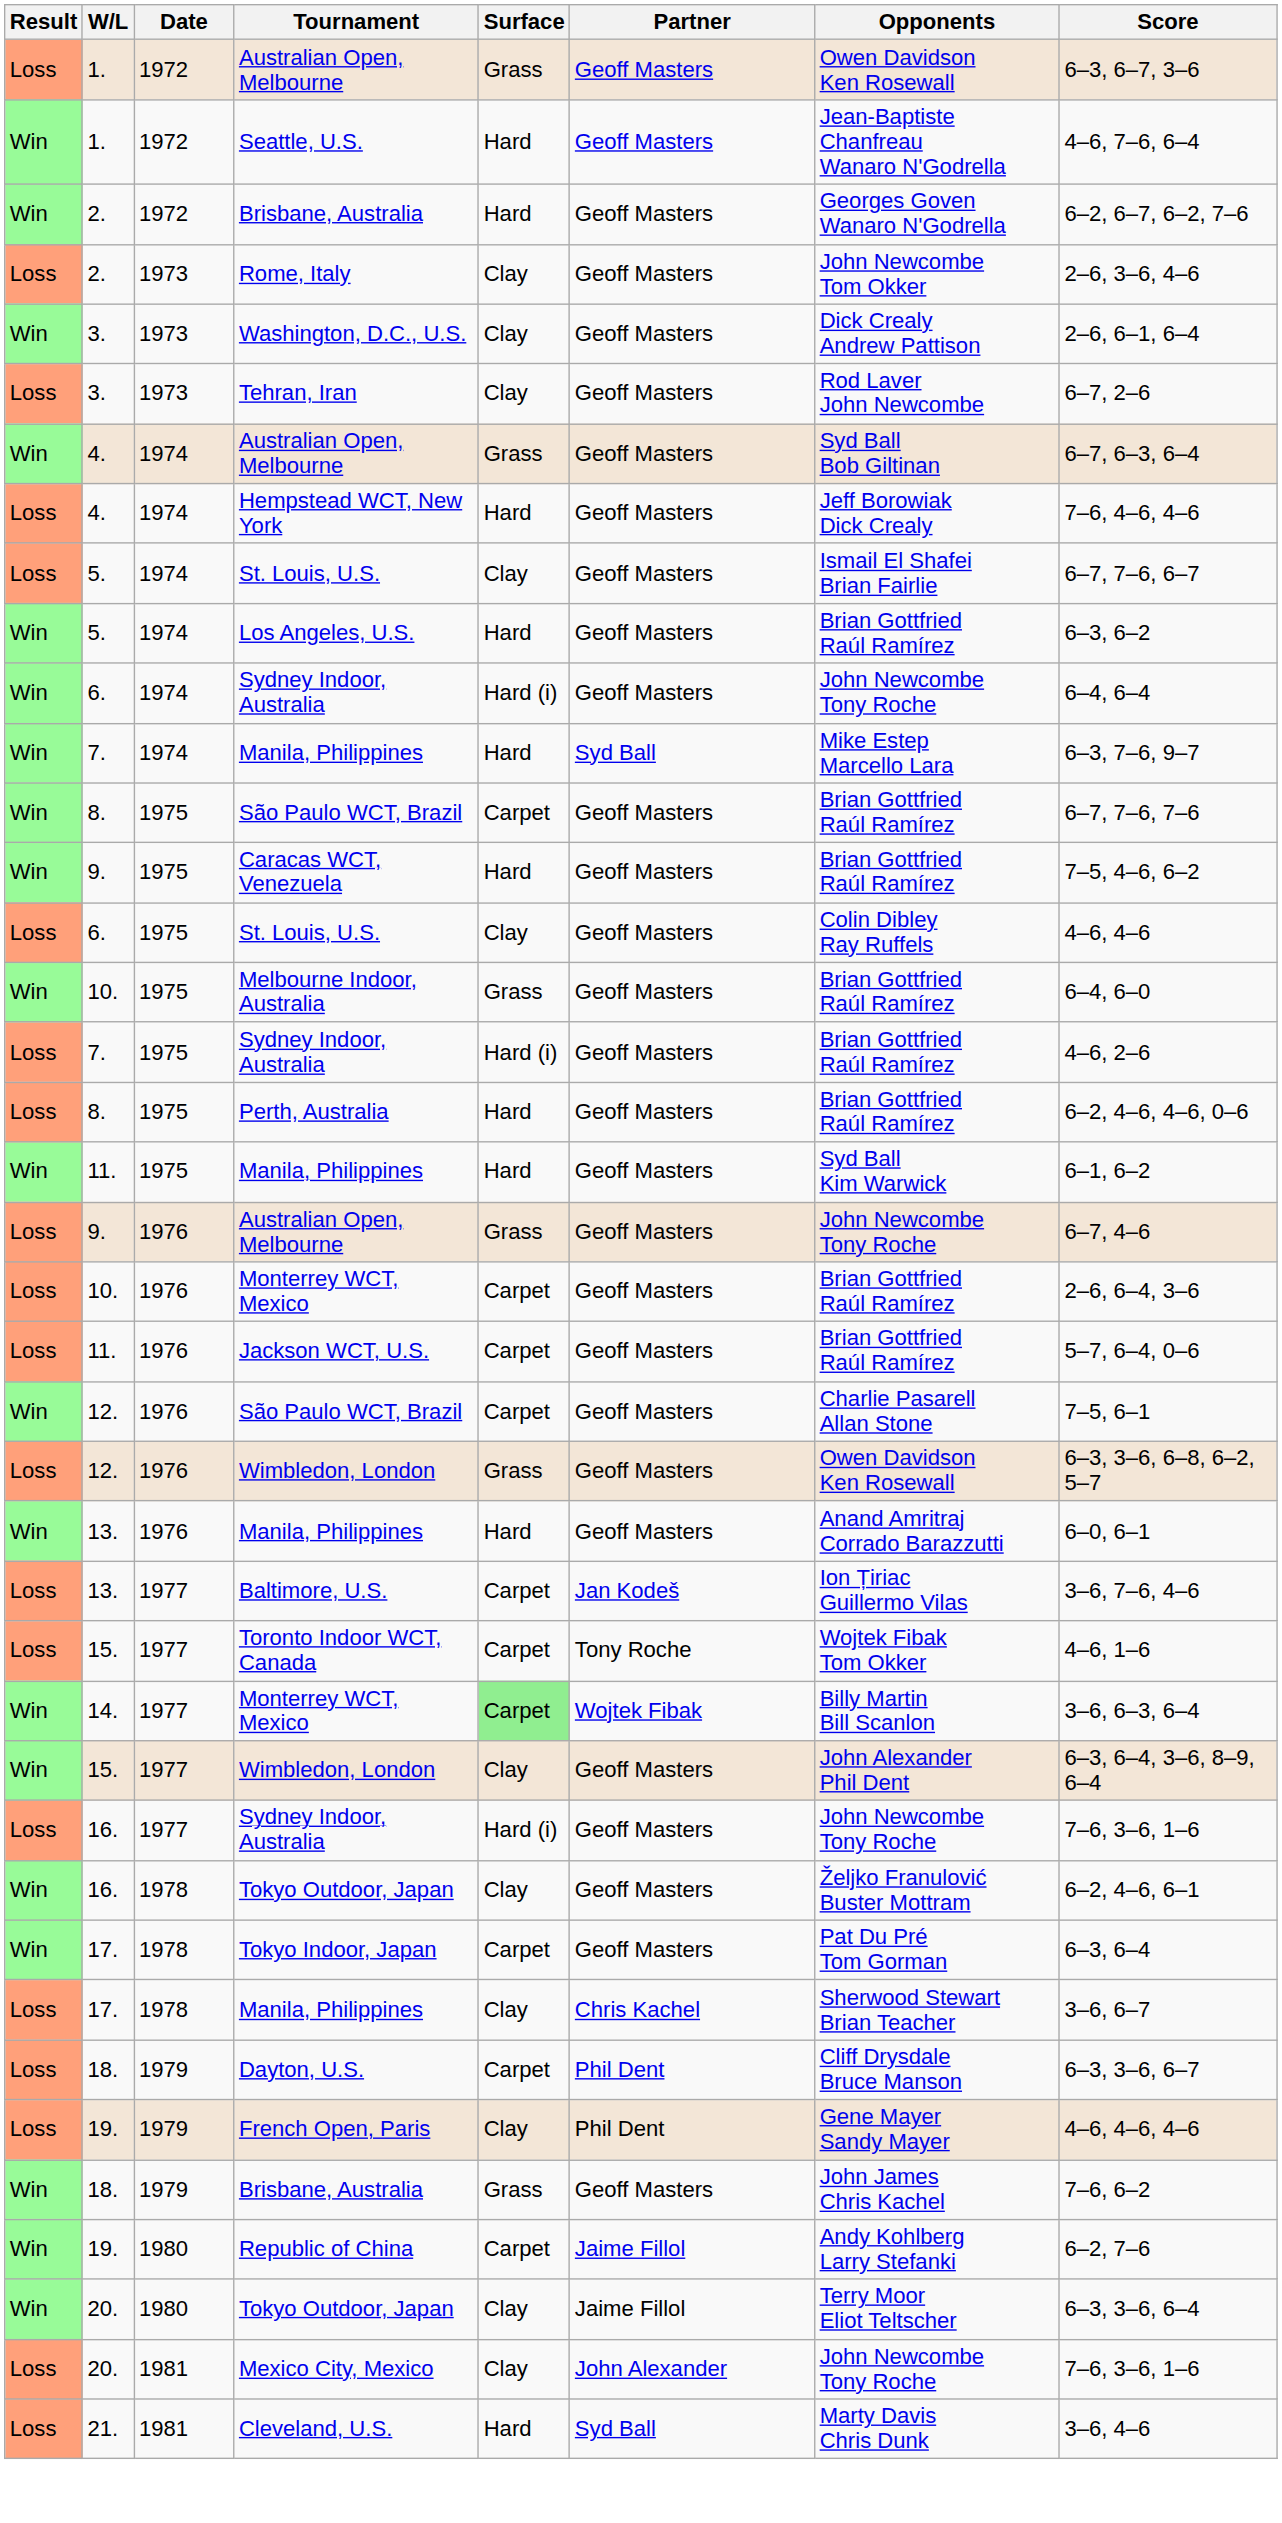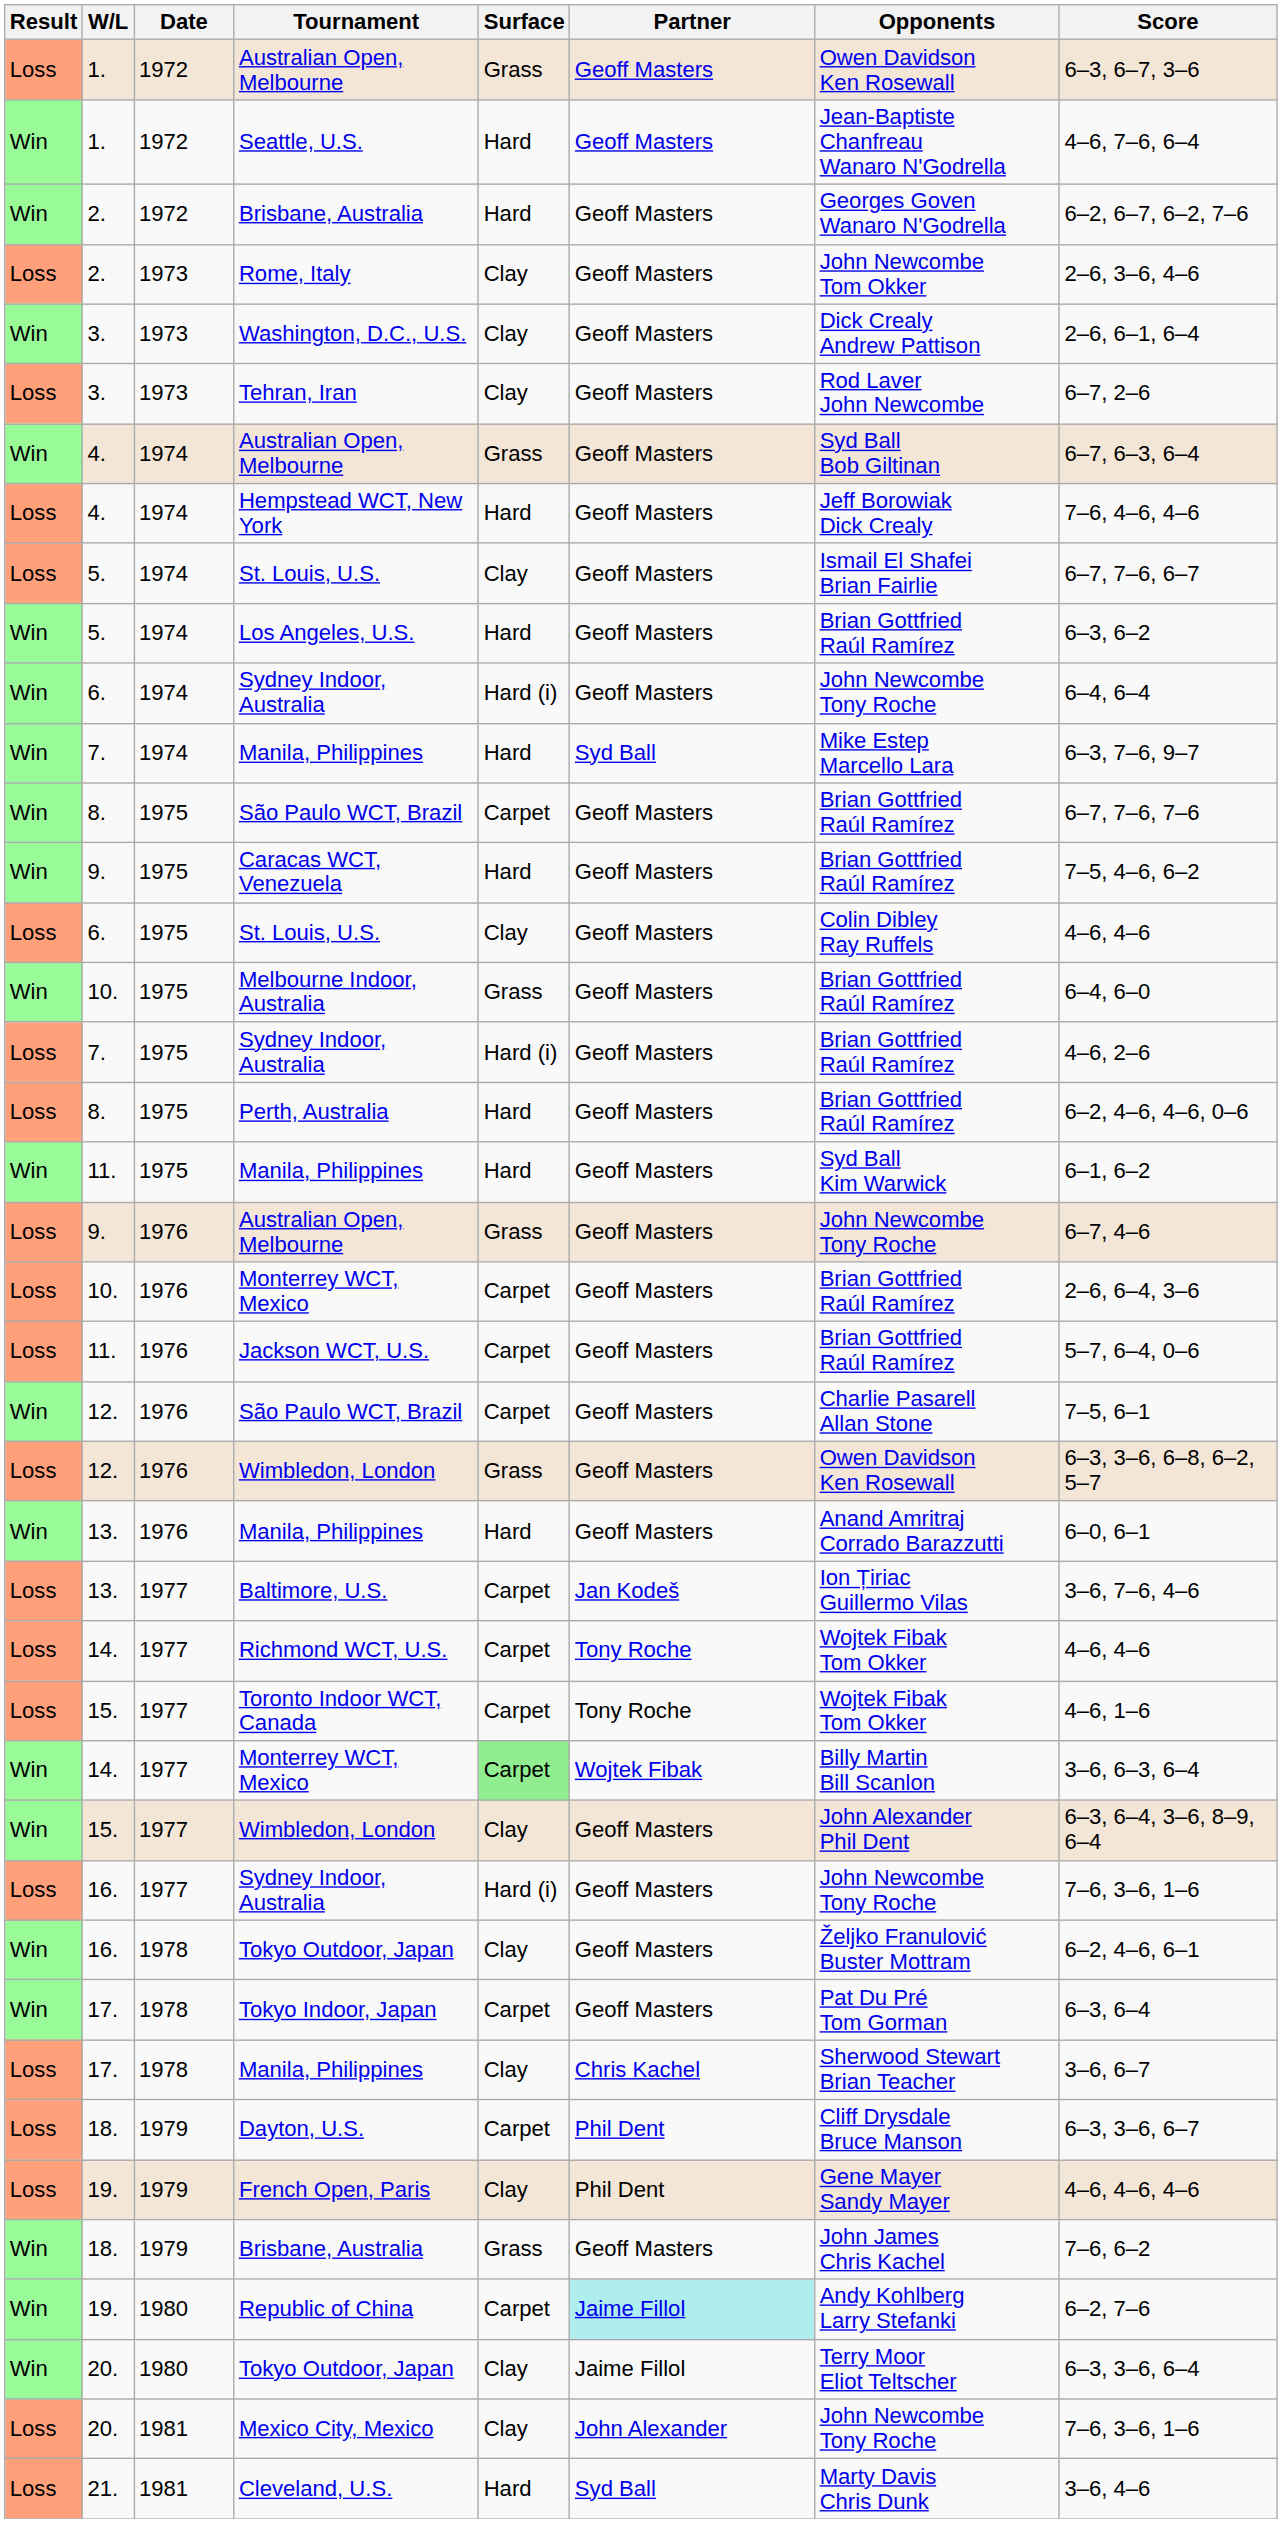+ row: (103, 1650)
(630, 2249) no background -> (630, 2309) paleturquoise background
